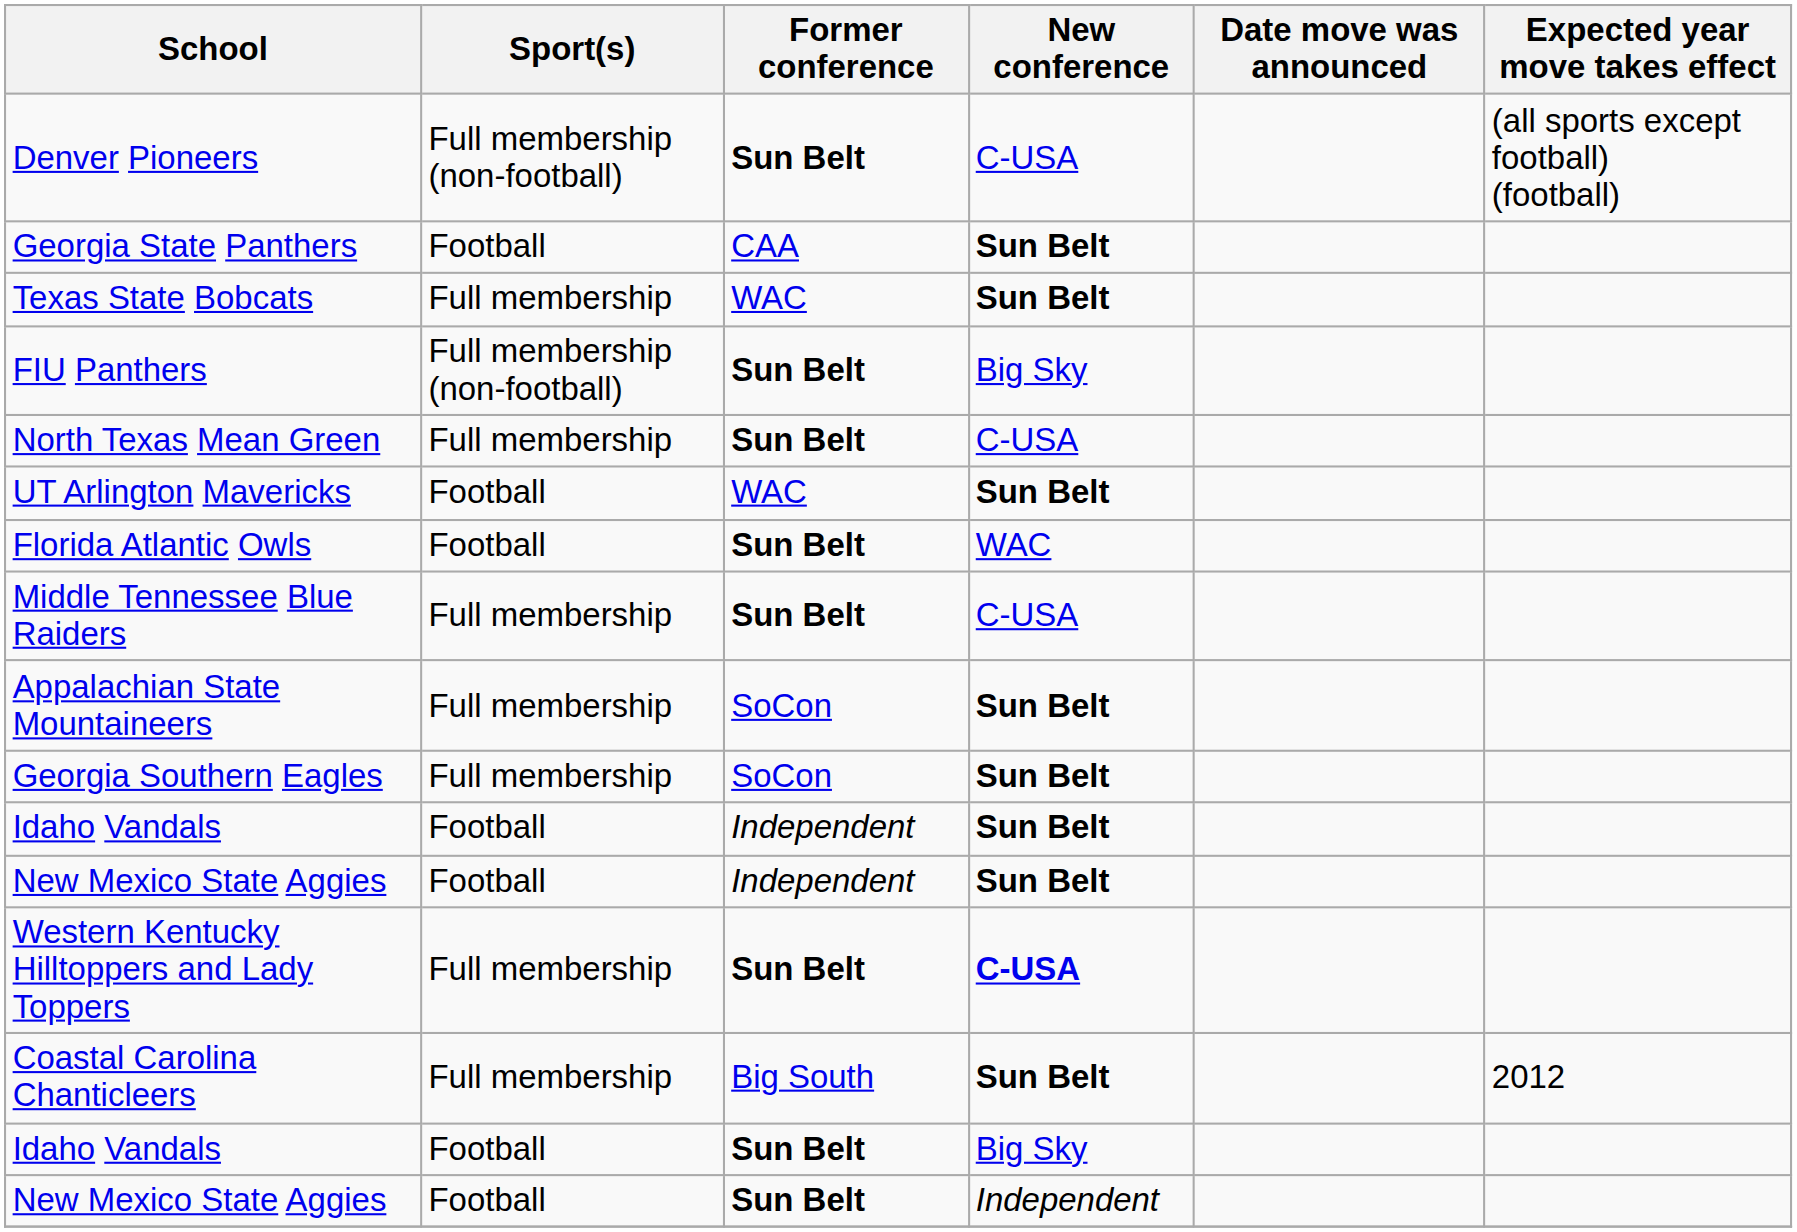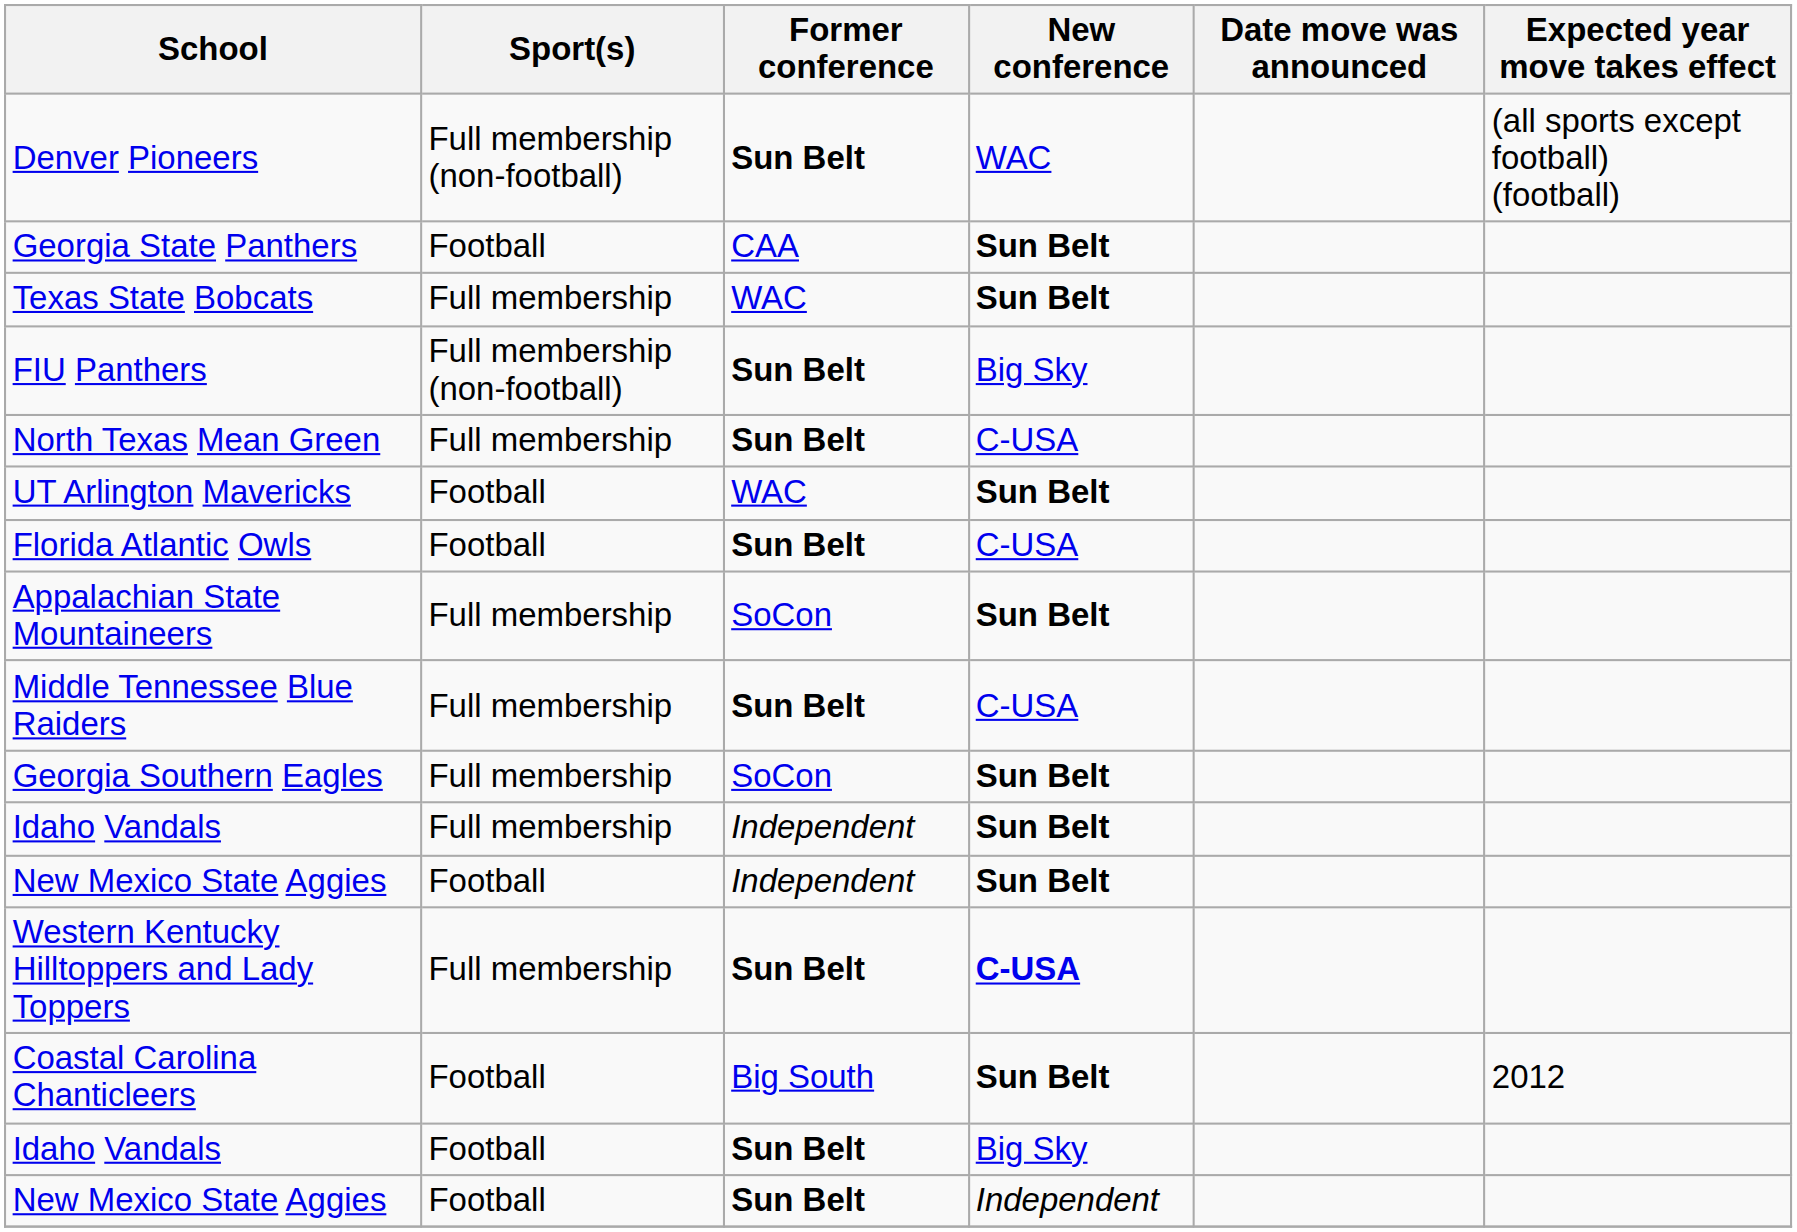(1027, 157) C-USA -> (1014, 157) WAC
(1014, 544) WAC -> (1027, 544) C-USA
rows swapped: (183, 615) <-> (146, 705)
(487, 828) Football -> (550, 828) Full membership
(550, 1077) Full membership -> (487, 1077) Football
